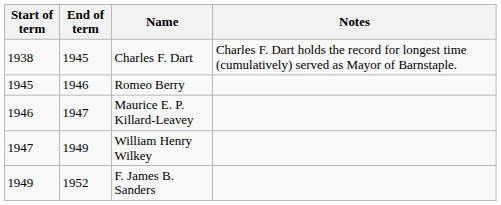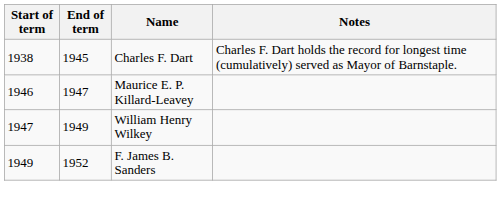- row: (150, 85)
